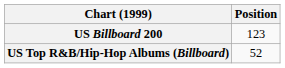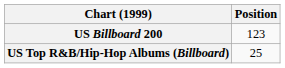(256, 53) 52 -> (256, 53) 25
